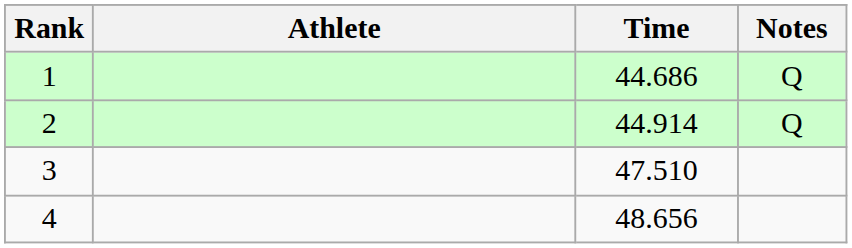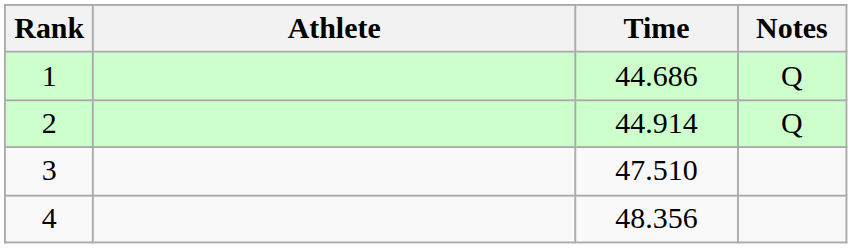(657, 218) 48.656 -> (657, 218) 48.356
